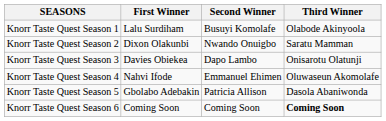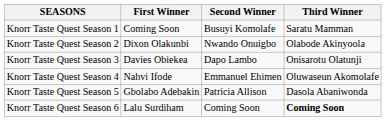(154, 28) Lalu Surdiham -> (151, 28) Coming Soon
(326, 28) Olabode Akinyoola -> (320, 28) Saratu Mamman
(320, 44) Saratu Mamman -> (326, 44) Olabode Akinyoola
(151, 108) Coming Soon -> (154, 108) Lalu Surdiham
